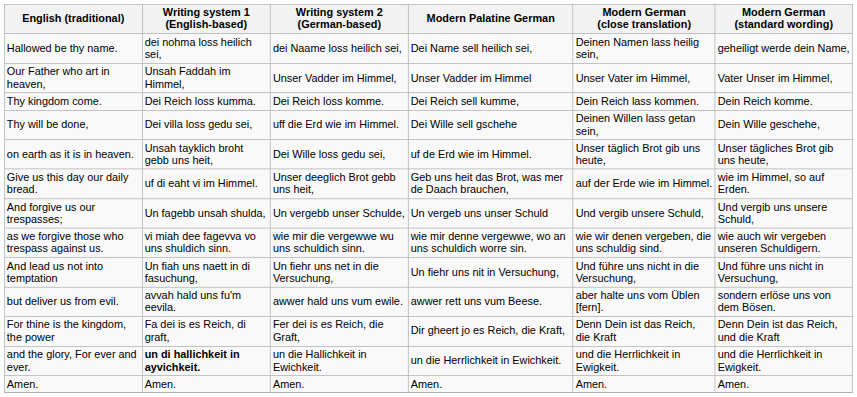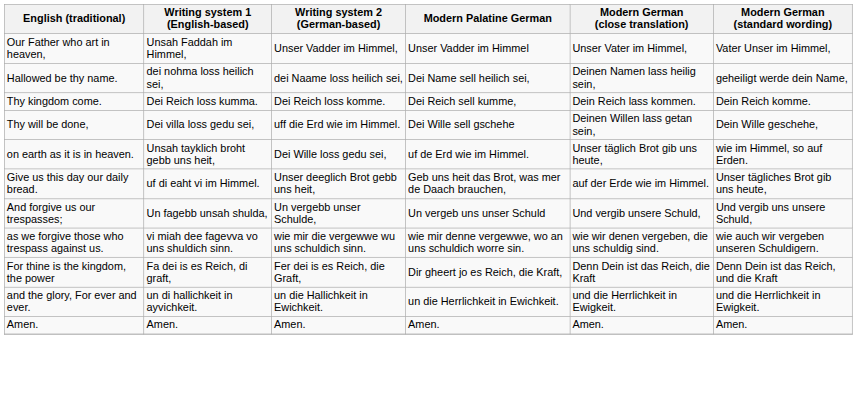rows swapped: (58, 78) <-> (62, 48)
(775, 154) Unser tägliches Brot gib uns heute, -> (769, 154) wie im Himmel, so auf Erden.
(771, 183) wie im Himmel, so auf Erden. -> (774, 183) Unser tägliches Brot gib uns heute,
- row: (55, 272)
- row: (63, 301)
(192, 360) bold -> (189, 301) normal
